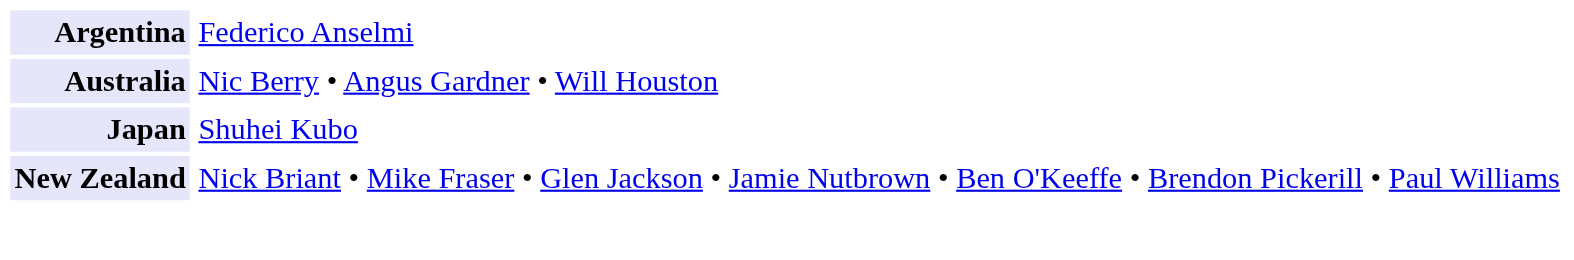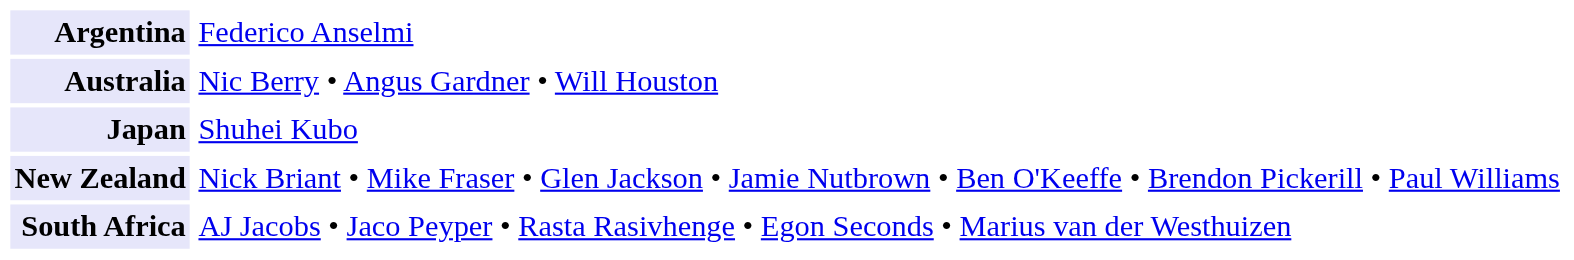+ row: (104, 226)
